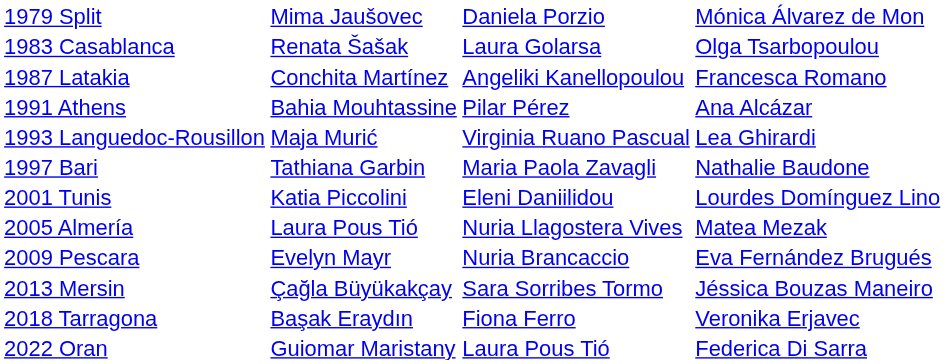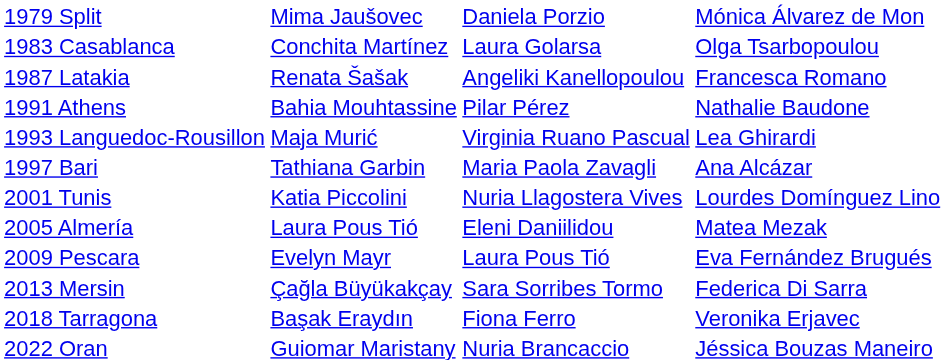(339, 47) Renata Šašak -> (359, 47) Conchita Martínez
(359, 77) Conchita Martínez -> (339, 77) Renata Šašak
(754, 107) Ana Alcázar -> (782, 107) Nathalie Baudone
(782, 167) Nathalie Baudone -> (754, 167) Ana Alcázar
(538, 198) Eleni Daniilidou -> (572, 198) Nuria Llagostera Vives
(572, 228) Nuria Llagostera Vives -> (538, 228) Eleni Daniilidou
(546, 258) Nuria Brancaccio -> (536, 258) Laura Pous Tió
(814, 288) Jéssica Bouzas Maneiro -> (781, 288) Federica Di Sarra
(536, 348) Laura Pous Tió -> (546, 348) Nuria Brancaccio
(781, 348) Federica Di Sarra -> (814, 348) Jéssica Bouzas Maneiro
